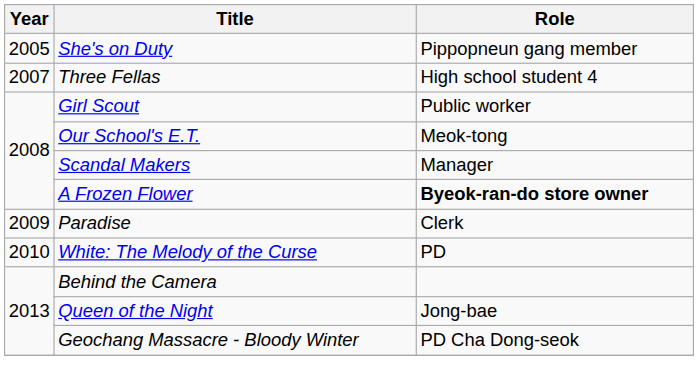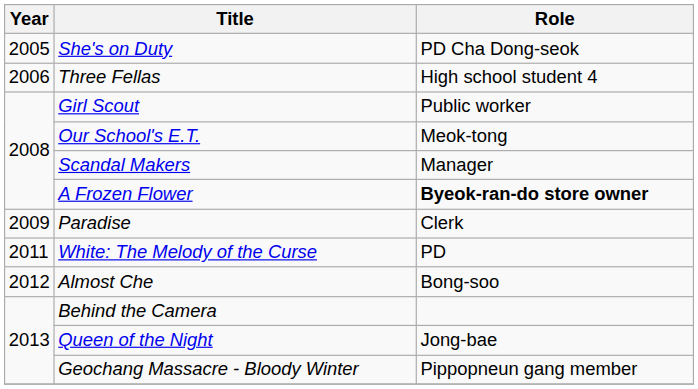(529, 48) Pippopneun gang member -> (500, 48) PD Cha Dong-seok
(29, 77) 2007 -> (29, 77) 2006
(29, 252) 2010 -> (29, 252) 2011
+ row: (106, 281)
(500, 340) PD Cha Dong-seok -> (529, 369) Pippopneun gang member
